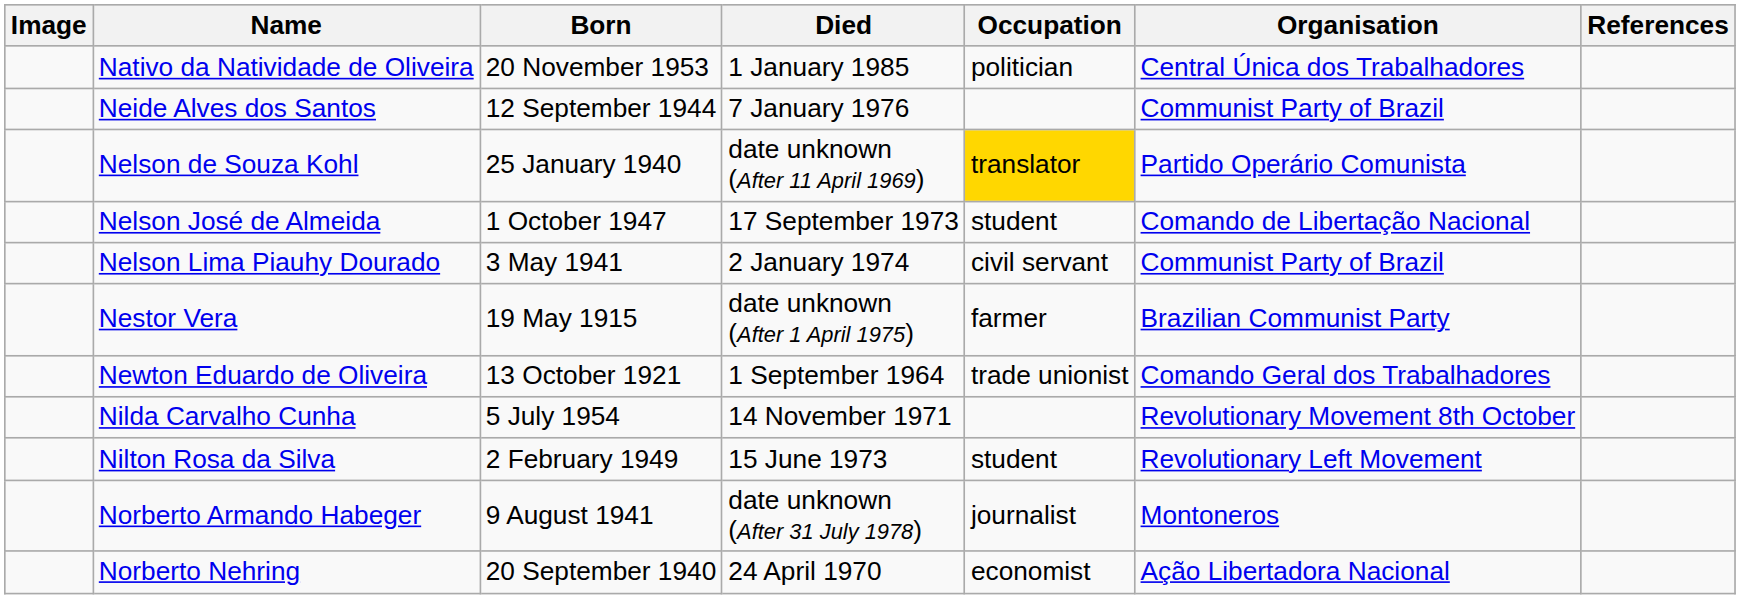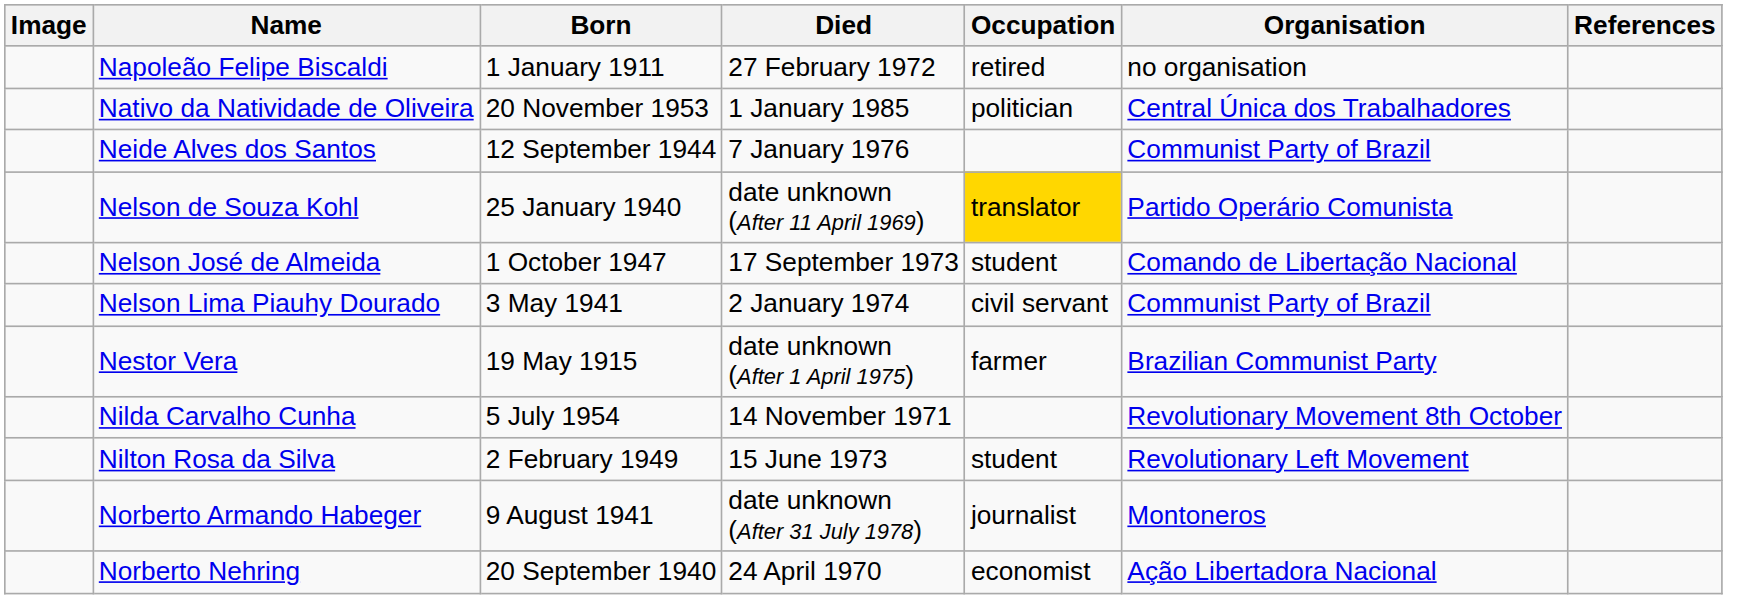+ row: (243, 66)
- row: (263, 375)
